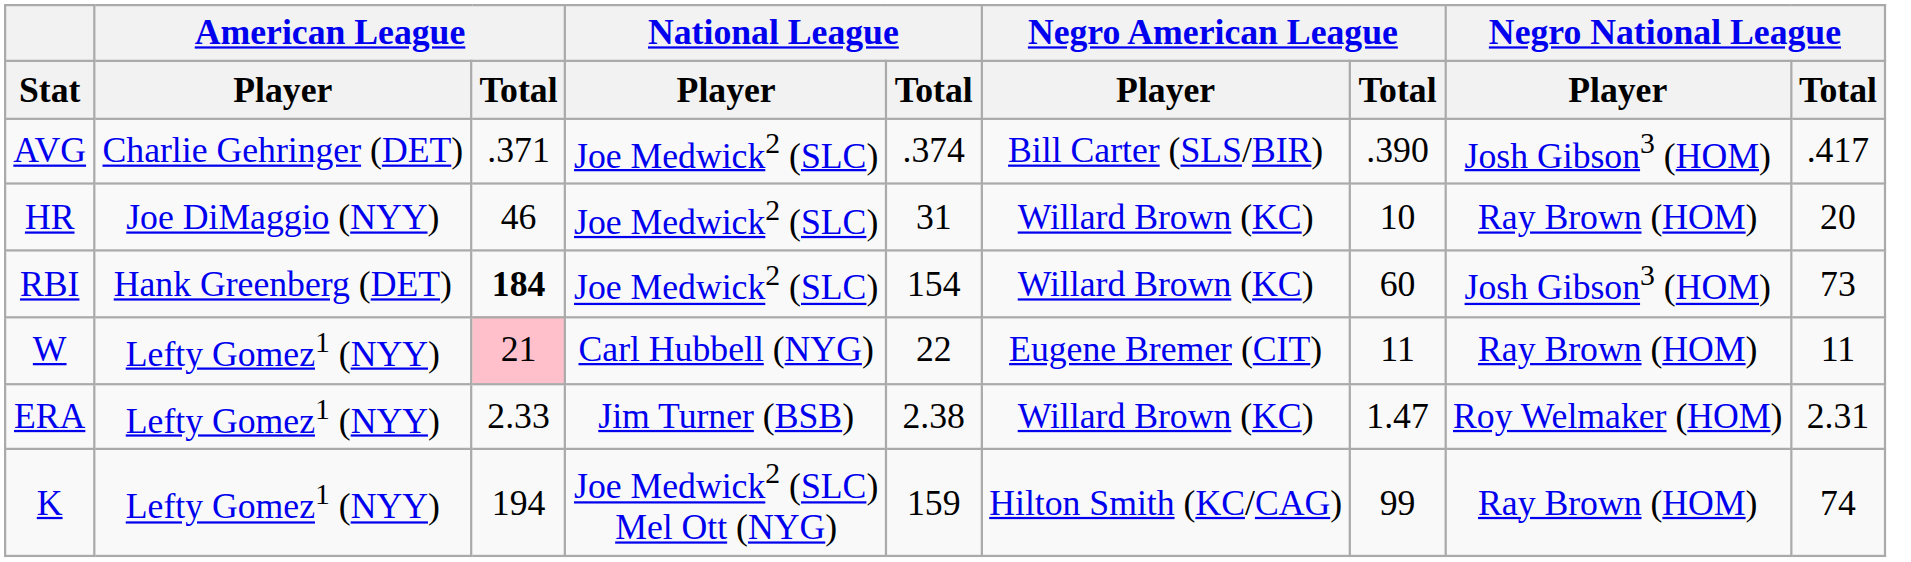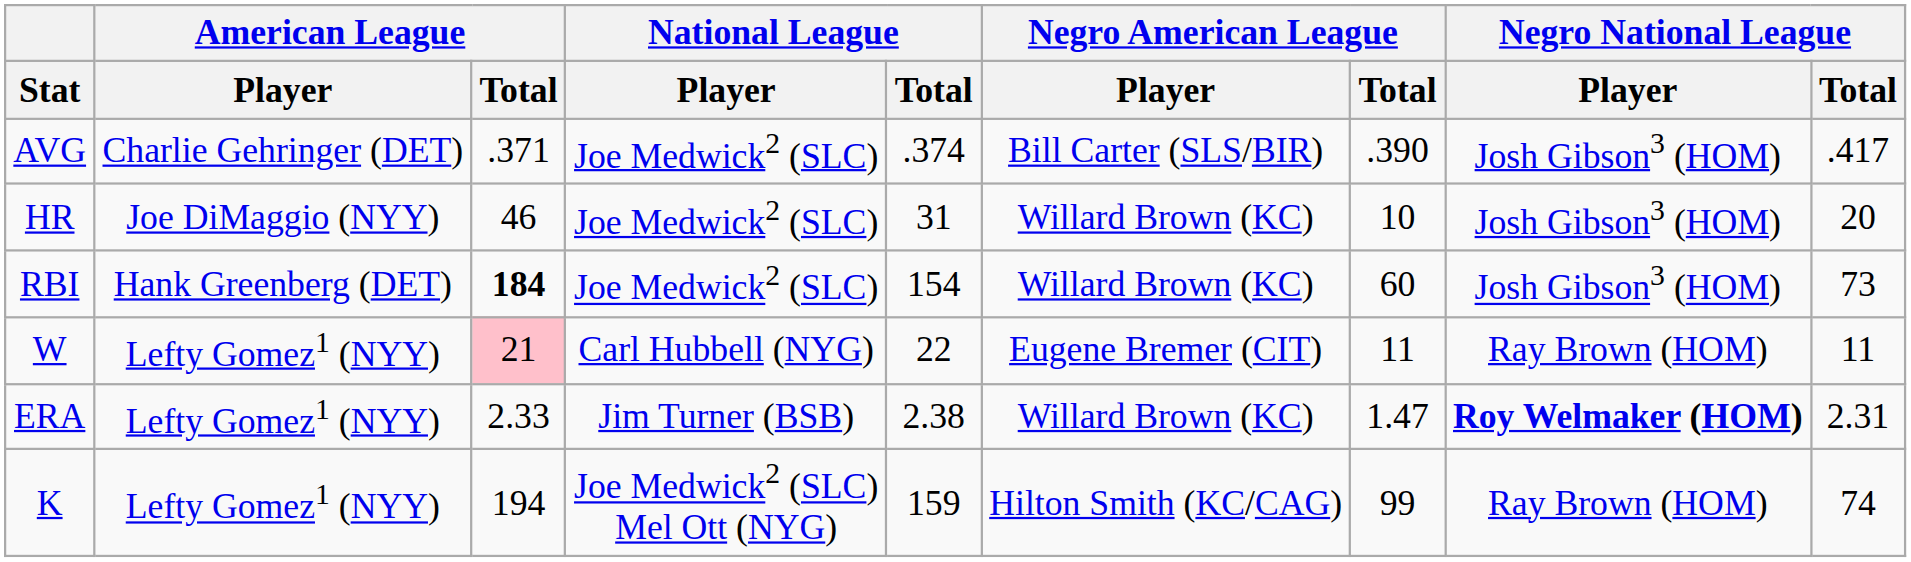(1618, 217) Ray Brown (HOM) -> (1628, 217) Josh Gibson3 (HOM)
(1618, 415) normal -> (1628, 415) bold
